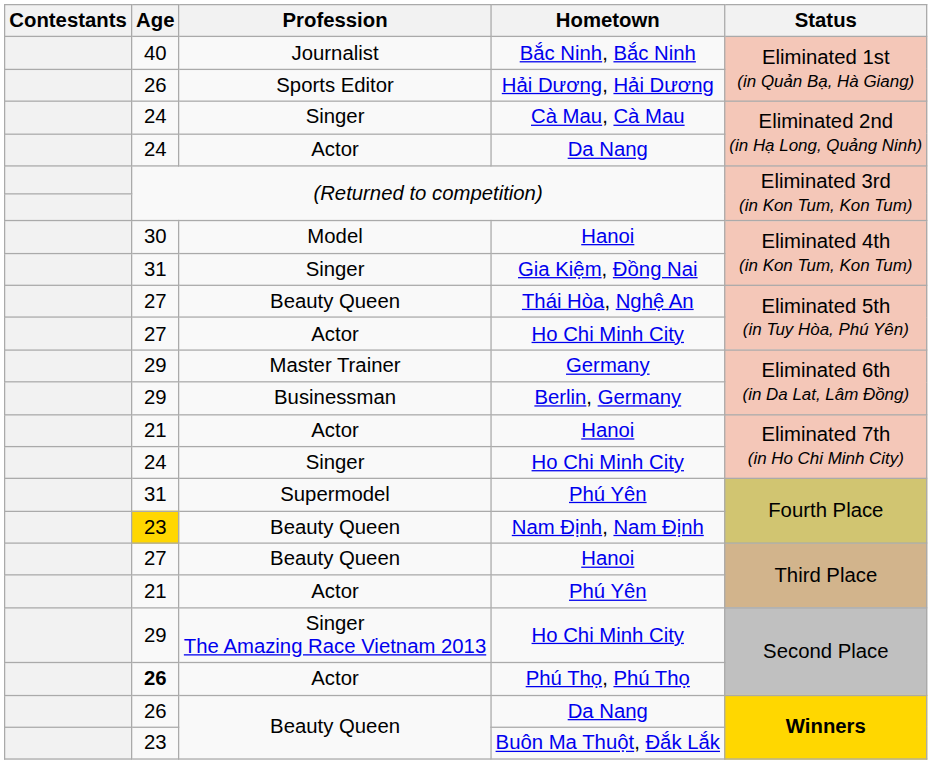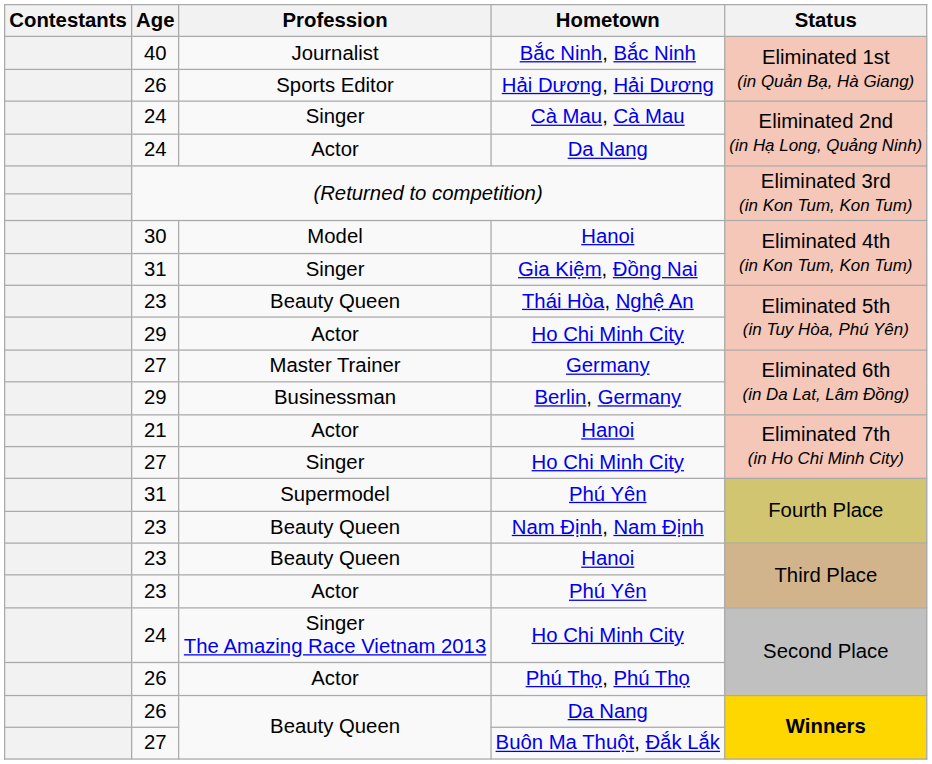(155, 301) 27 -> (155, 301) 23
(155, 333) 27 -> (155, 333) 29
(155, 365) 29 -> (155, 365) 27
(155, 462) 24 -> (155, 462) 27
(155, 526) gold background -> (155, 526) no background
(155, 559) 27 -> (155, 559) 23
(155, 591) 21 -> (155, 591) 23
(155, 634) 29 -> (155, 634) 24
(155, 678) bold -> (155, 678) normal
(155, 743) 23 -> (155, 743) 27
